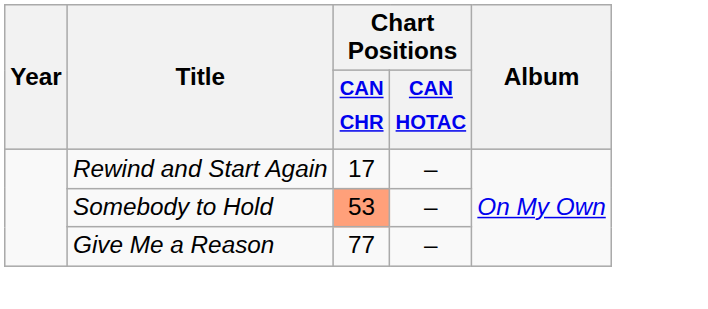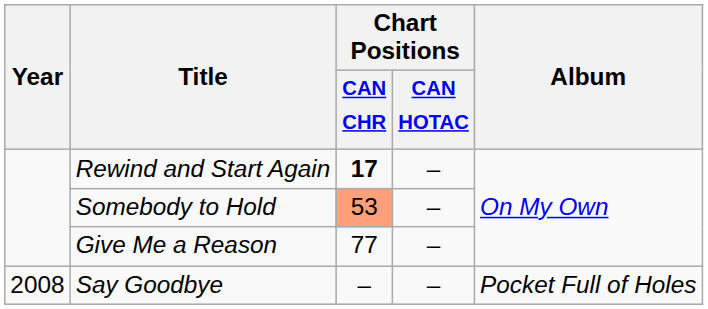(362, 168) normal -> (364, 168) bold
+ row: (149, 284)
